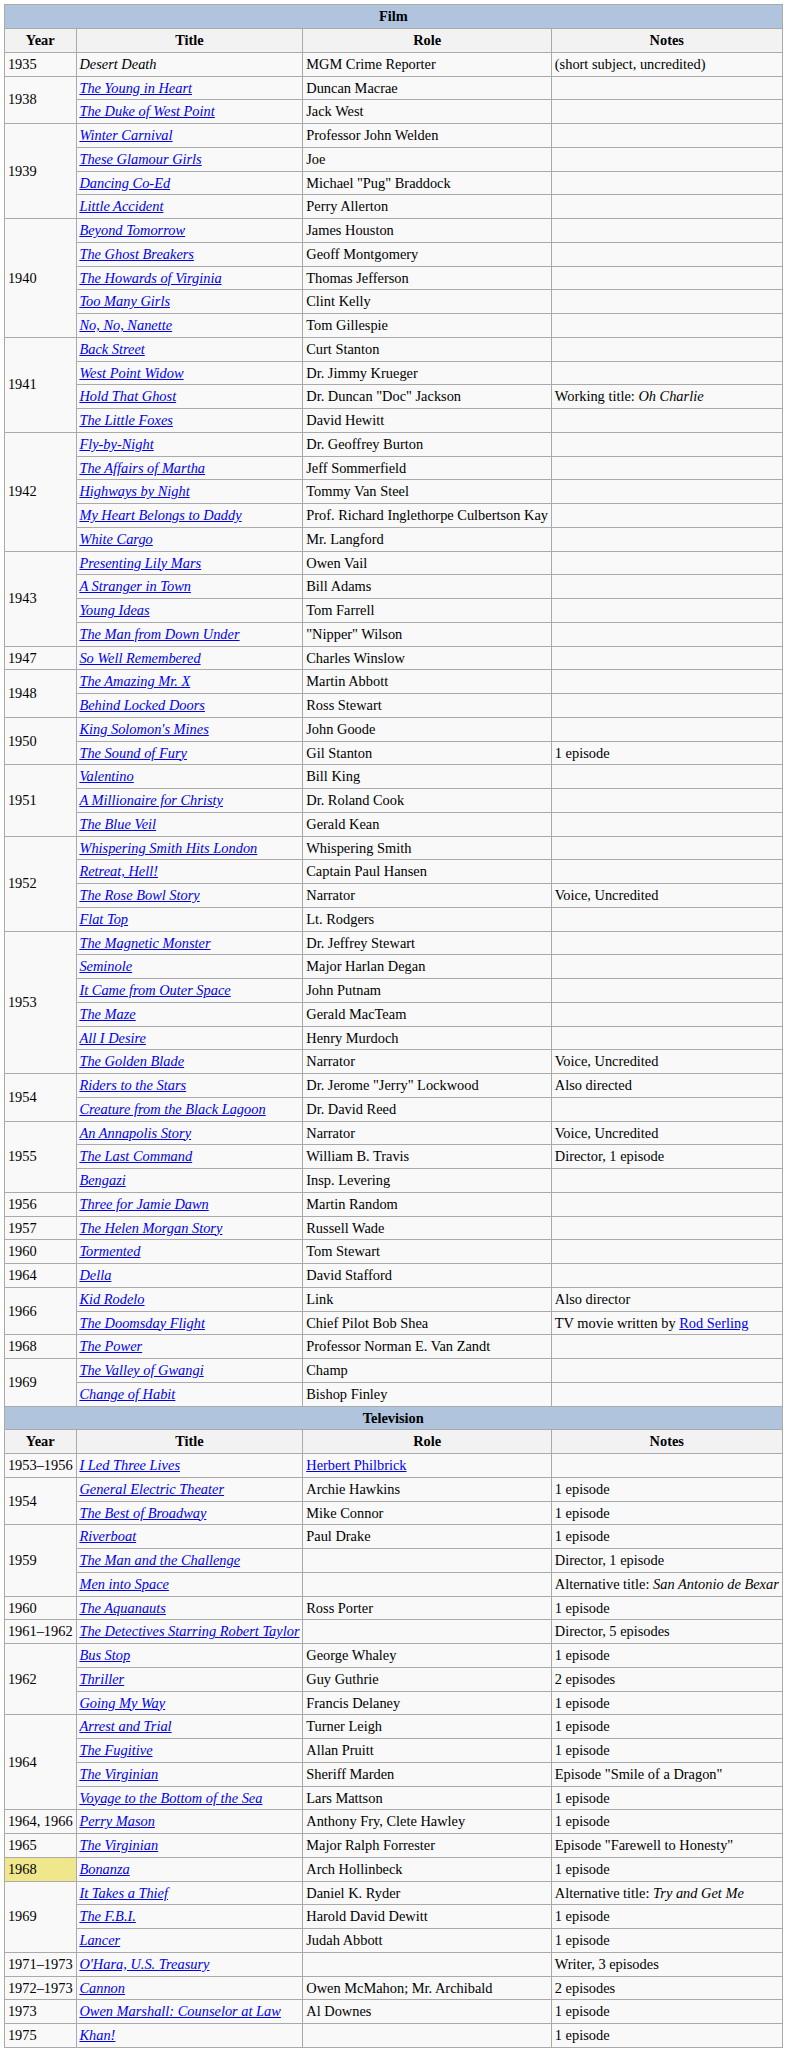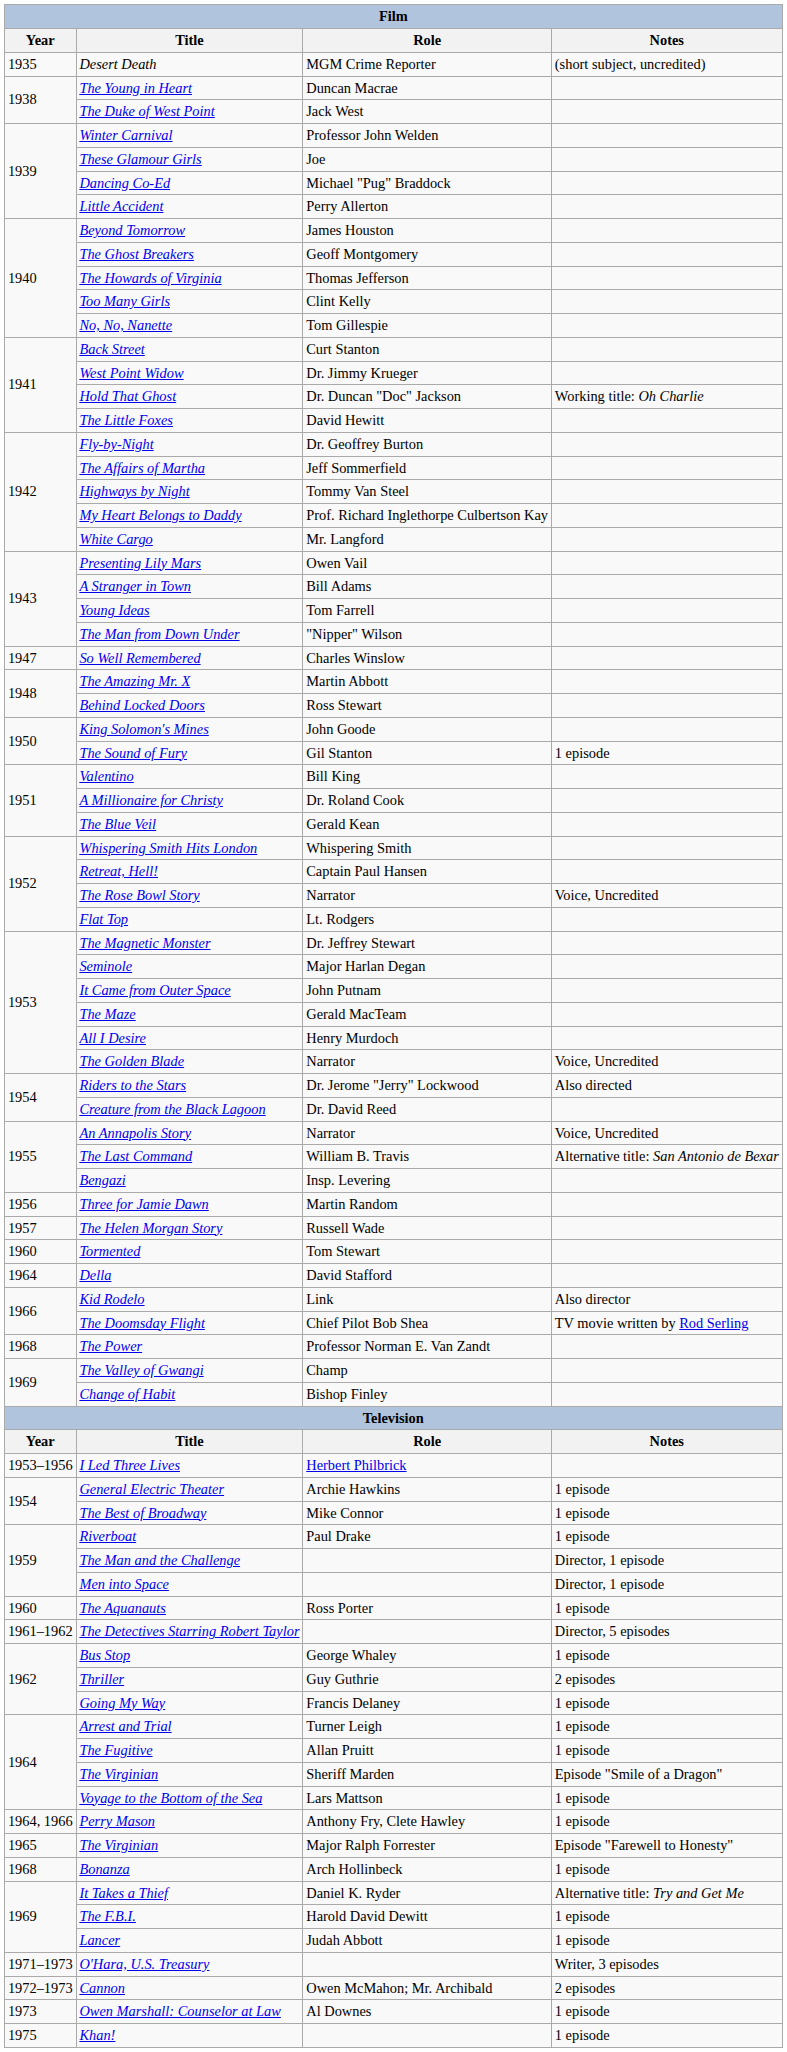(609, 1156) Director, 1 episode -> (667, 1156) Alternative title: San Antonio de Bexar
(667, 1584) Alternative title: San Antonio de Bexar -> (609, 1584) Director, 1 episode
(22, 1869) khaki background -> (22, 1869) no background
